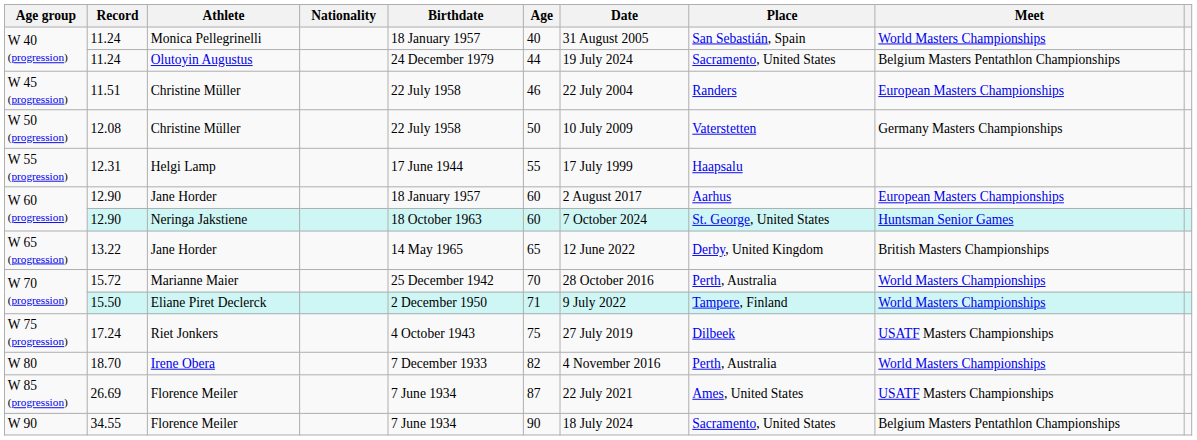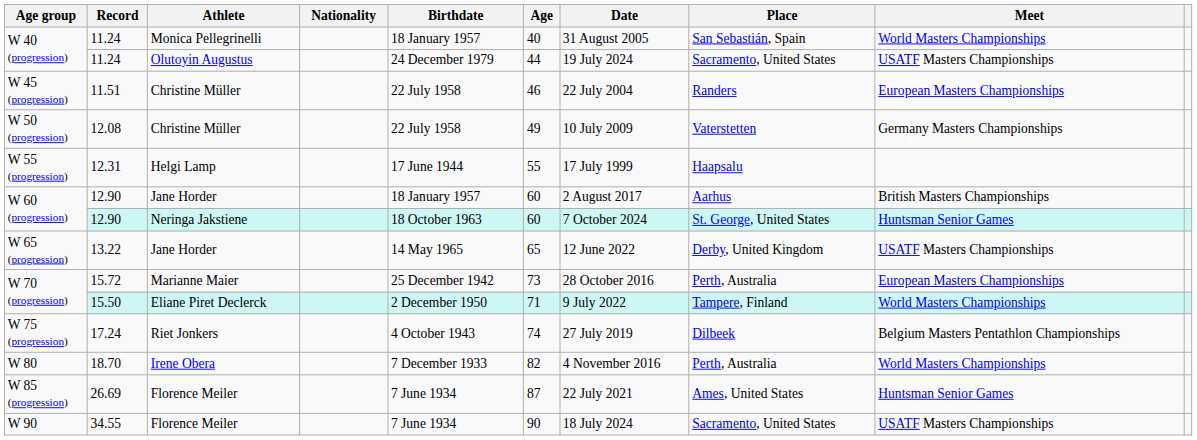(999, 60) Belgium Masters Pentathlon Championships -> (966, 60) USATF Masters Championships
(534, 129) 50 -> (534, 129) 49
(971, 197) European Masters Championships -> (964, 197) British Masters Championships
(964, 250) British Masters Championships -> (966, 250) USATF Masters Championships
(534, 280) 70 -> (534, 280) 73
(962, 280) World Masters Championships -> (971, 280) European Masters Championships
(534, 333) 75 -> (534, 333) 74
(966, 333) USATF Masters Championships -> (999, 333) Belgium Masters Pentathlon Championships
(966, 394) USATF Masters Championships -> (946, 394) Huntsman Senior Games
(999, 424) Belgium Masters Pentathlon Championships -> (966, 424) USATF Masters Championships
